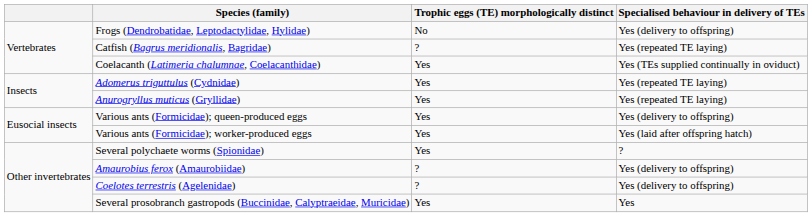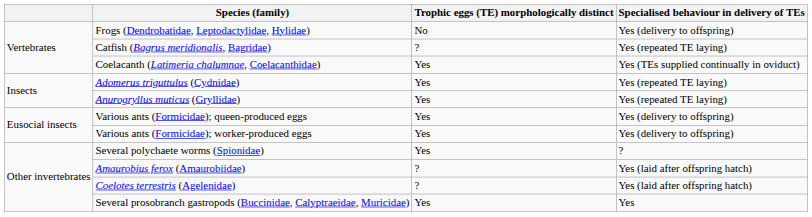(685, 133) Yes (laid after offspring hatch) -> (676, 133) Yes (delivery to offspring)
(676, 168) Yes (delivery to offspring) -> (685, 168) Yes (laid after offspring hatch)
(676, 185) Yes (delivery to offspring) -> (685, 185) Yes (laid after offspring hatch)
